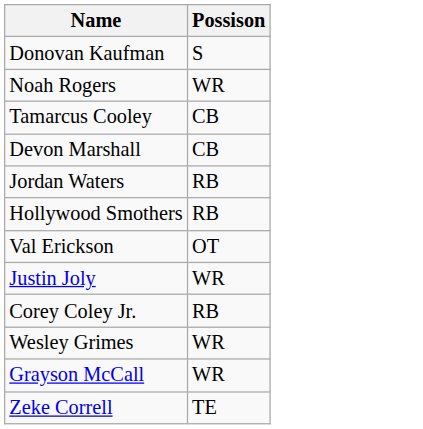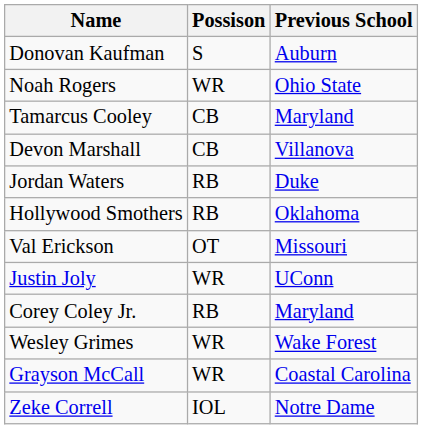+ column: (344, 20)
(204, 407) TE -> (209, 407) IOL
